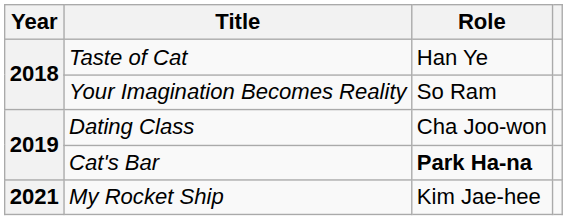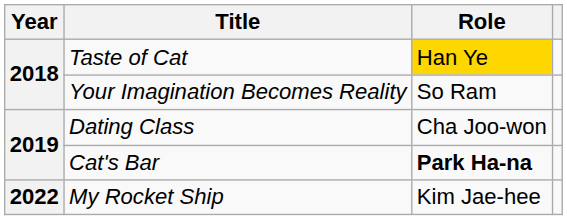(452, 57) no background -> (452, 57) gold background
(34, 197) 2021 -> (34, 197) 2022
